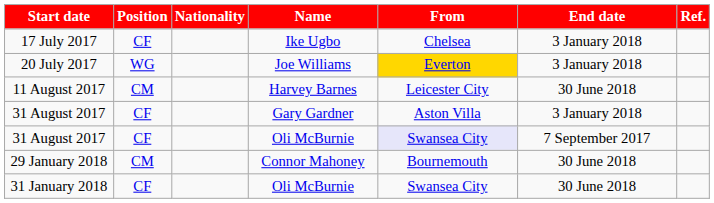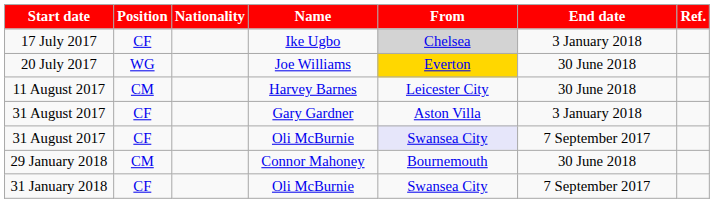(447, 41) no background -> (447, 41) lightgrey background
(597, 65) 3 January 2018 -> (597, 65) 30 June 2018
(597, 186) 30 June 2018 -> (597, 186) 7 September 2017
